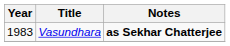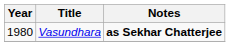(20, 32) 1983 -> (20, 32) 1980
